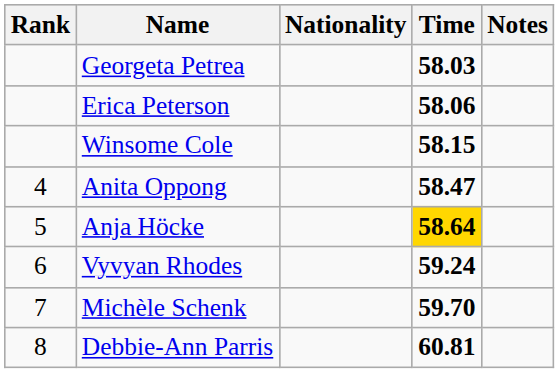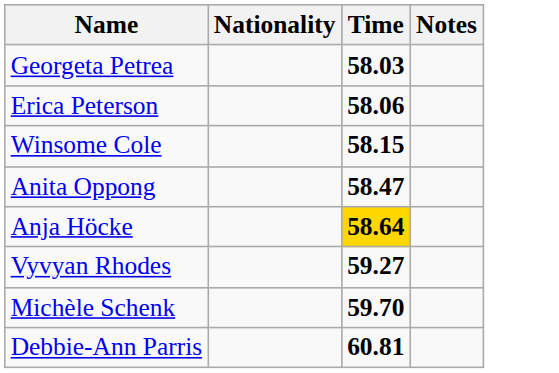- column: (40, 24)
(447, 266) 59.24 -> (376, 266) 59.27
